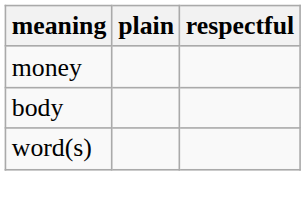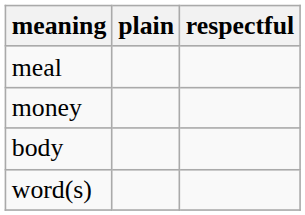+ row: (37, 66)
